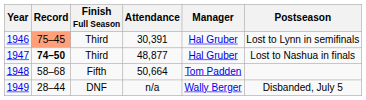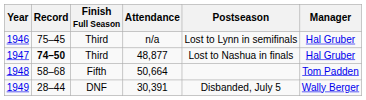columns swapped: (213, 18) <-> (303, 18)
(51, 39) lightsalmon background -> (51, 39) no background
(152, 39) 30,391 -> (152, 39) n/a
(152, 87) n/a -> (152, 87) 30,391
